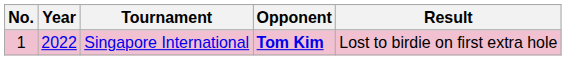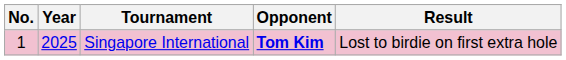(59, 43) 2022 -> (59, 43) 2025
